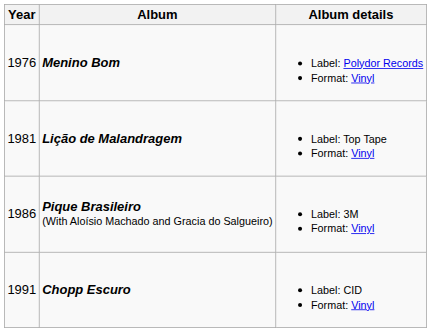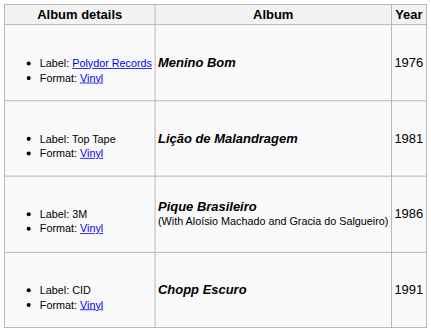columns swapped: (22, 14) <-> (351, 14)
